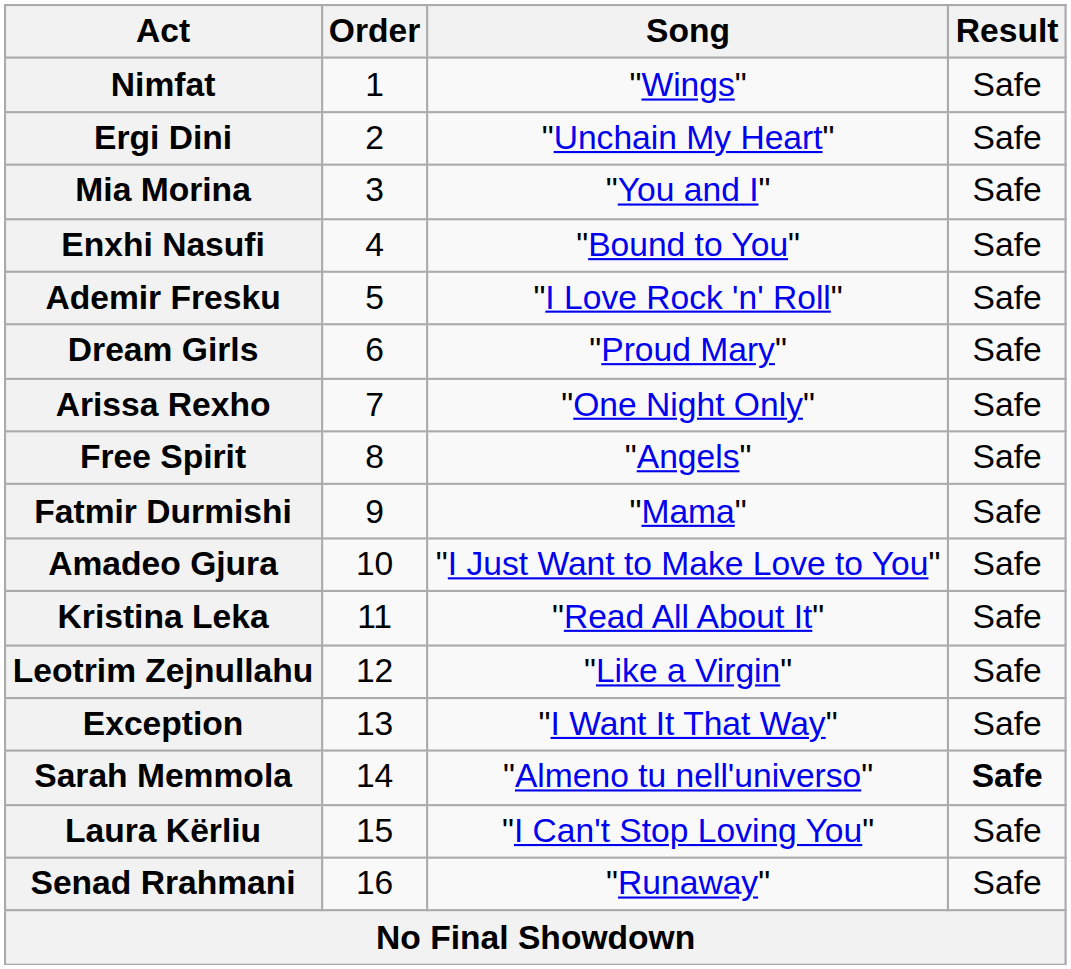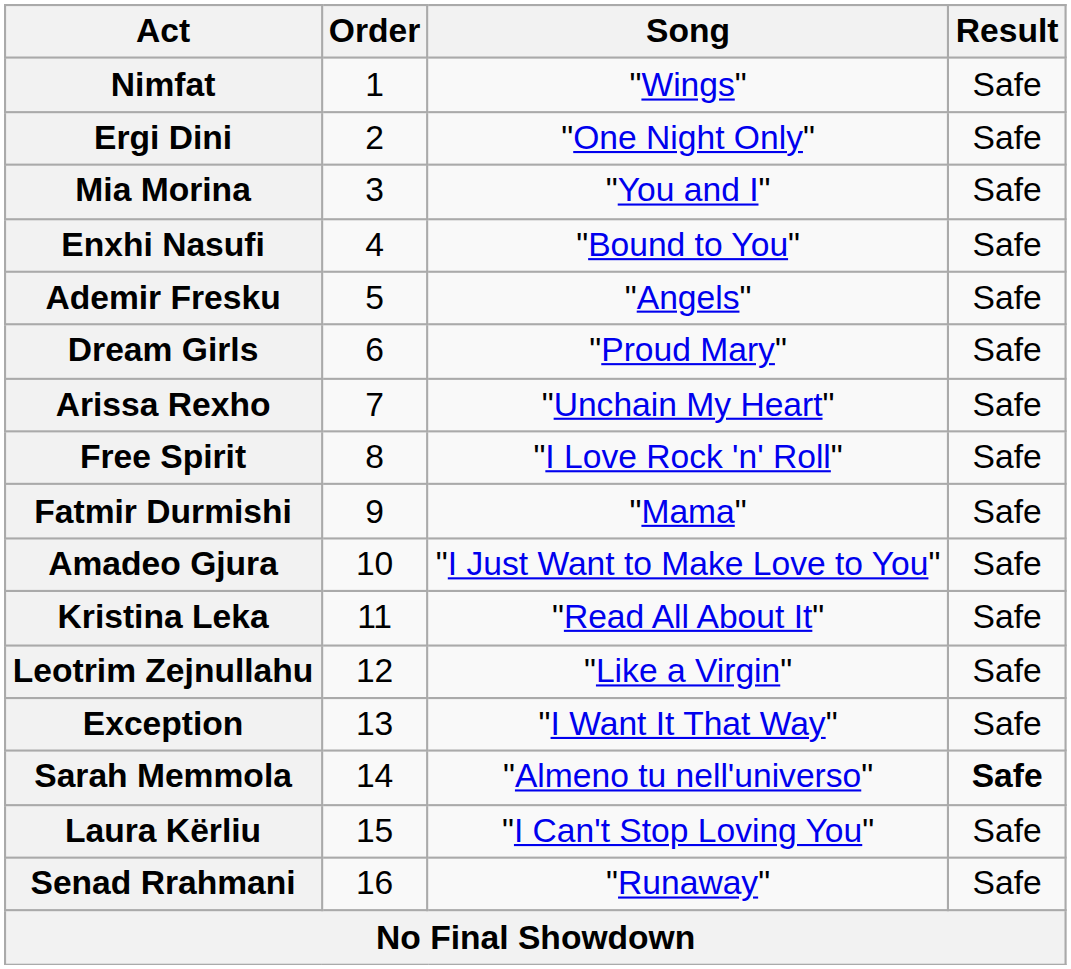(688, 137) "Unchain My Heart" -> (688, 137) "One Night Only"
(688, 297) "I Love Rock 'n' Roll" -> (688, 297) "Angels"
(688, 404) "One Night Only" -> (688, 404) "Unchain My Heart"
(688, 457) "Angels" -> (688, 457) "I Love Rock 'n' Roll"
